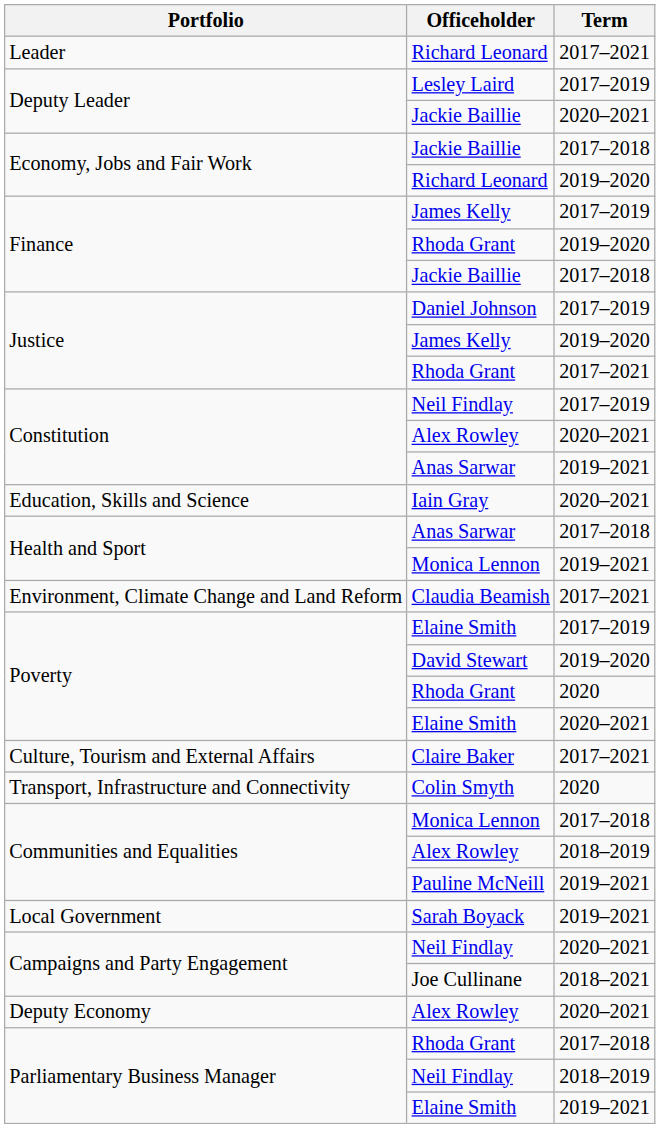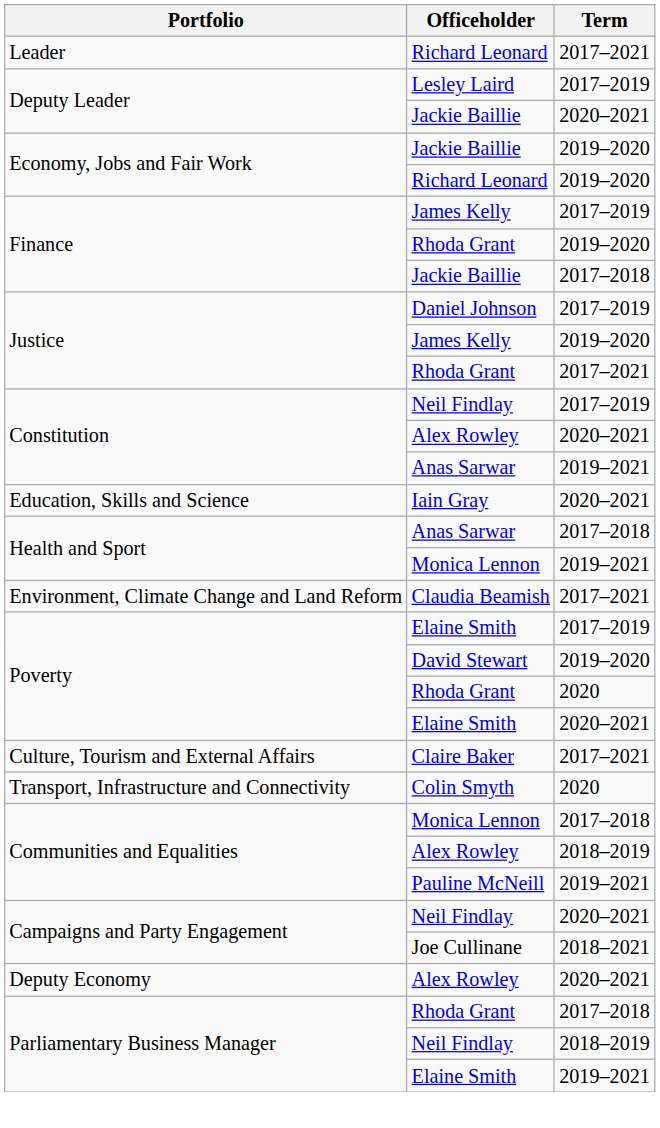(605, 148) 2017–2018 -> (605, 148) 2019–2020
- row: (85, 915)
